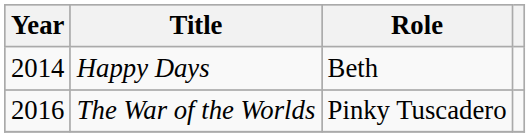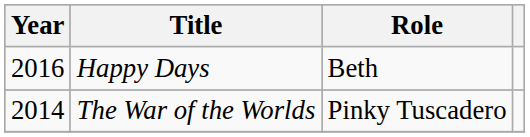(38, 68) 2014 -> (38, 68) 2016
(38, 110) 2016 -> (38, 110) 2014
